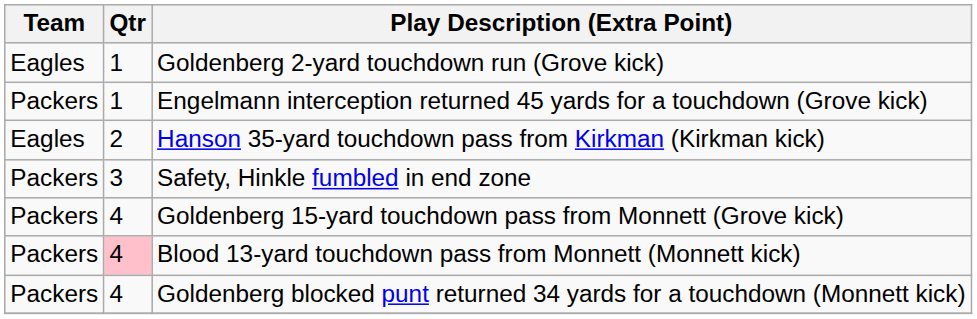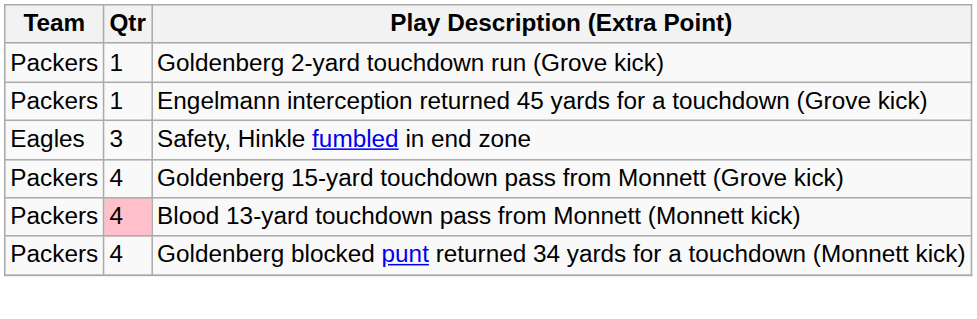(48, 62) Eagles -> (54, 62) Packers
- row: (491, 139)
(54, 178) Packers -> (48, 139) Eagles
